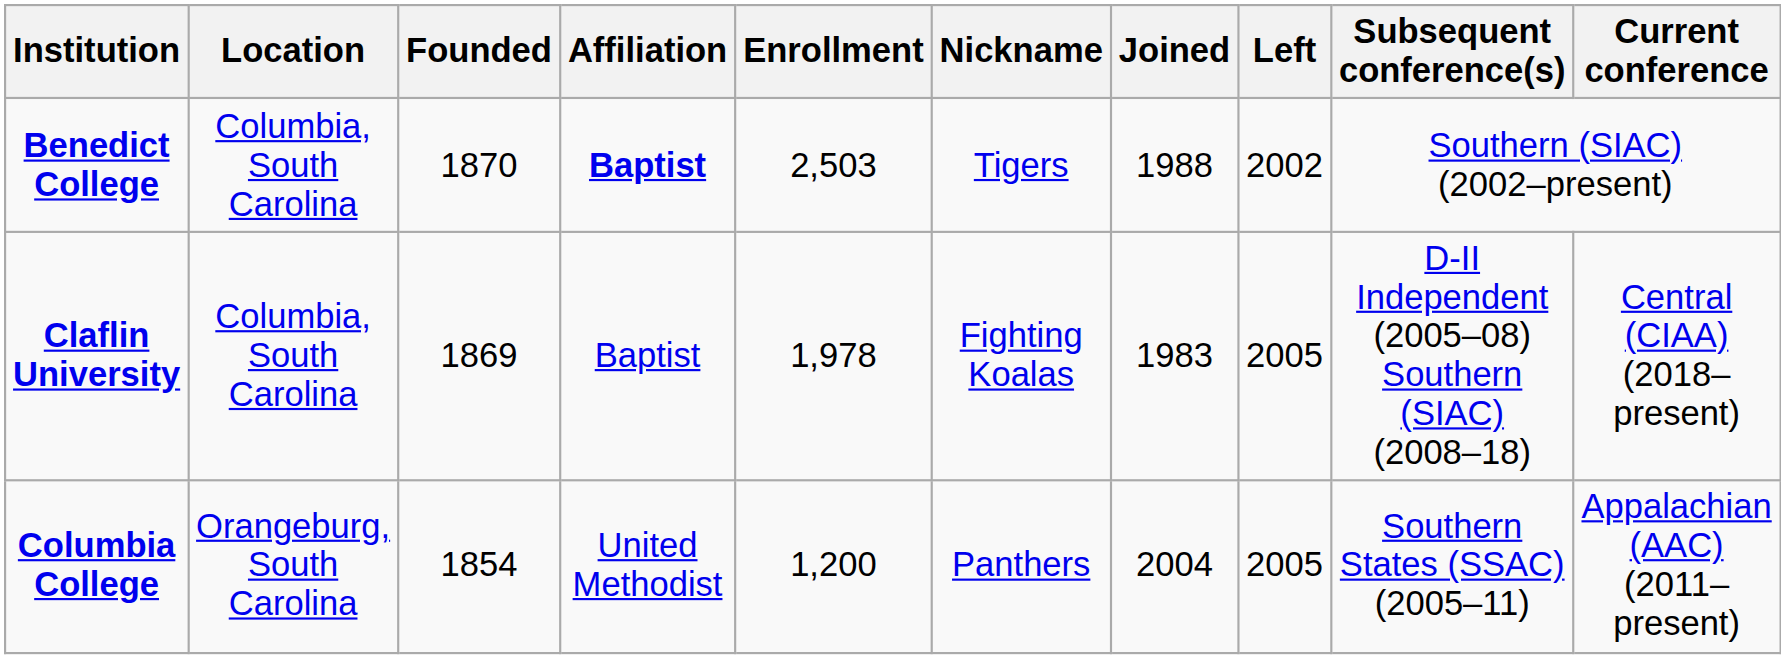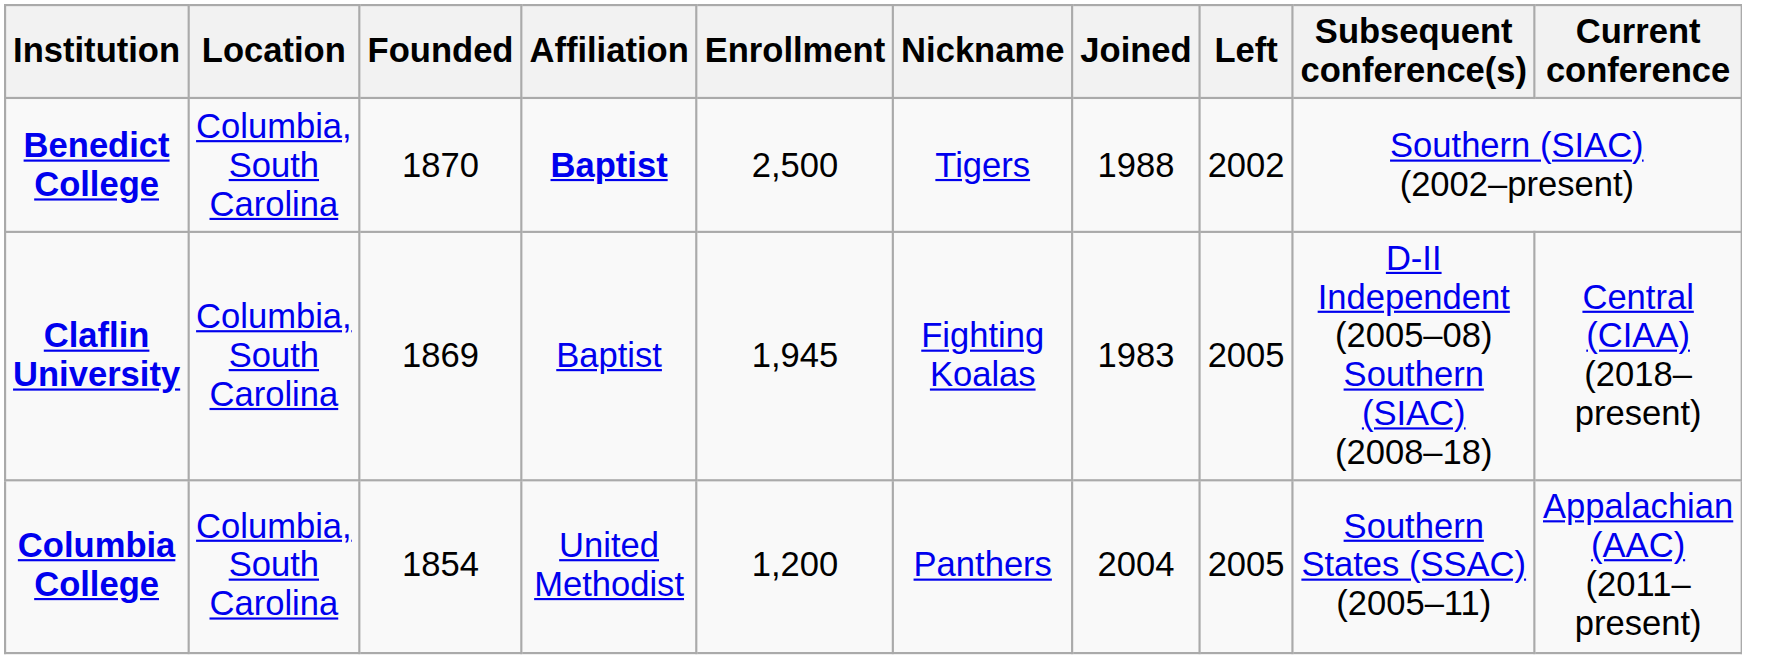(833, 164) 2,503 -> (795, 164) 2,500
(833, 355) 1,978 -> (795, 355) 1,945
(293, 565) Orangeburg, South Carolina -> (274, 565) Columbia, South Carolina
